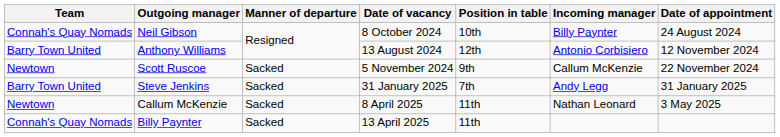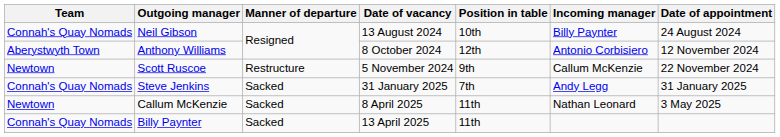(402, 31) 8 October 2024 -> (402, 31) 13 August 2024
(54, 50) Barry Town United -> (53, 50) Aberystwyth Town
(402, 50) 13 August 2024 -> (402, 50) 8 October 2024
(264, 68) Sacked -> (275, 68) Restructure
(54, 86) Barry Town United -> (70, 86) Connah's Quay Nomads
